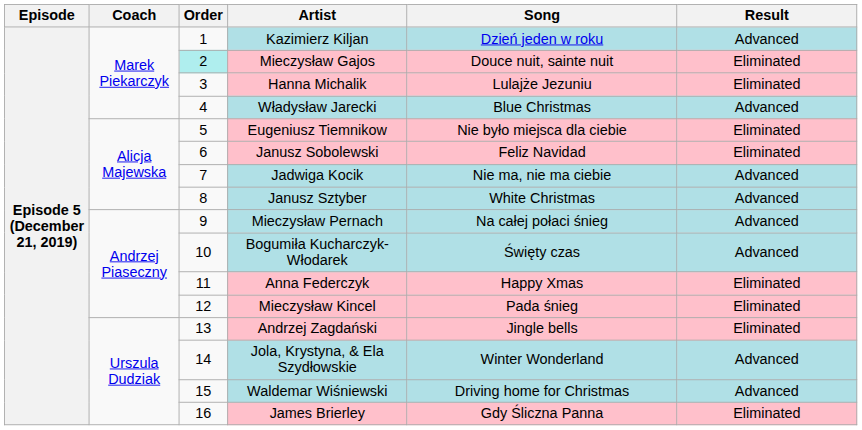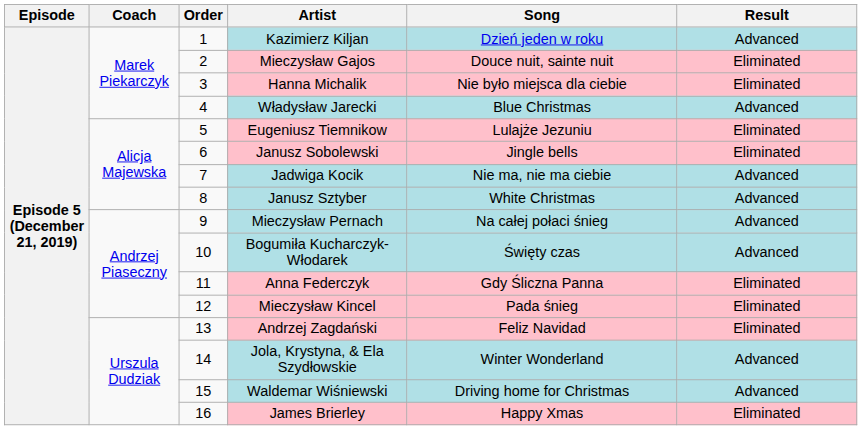(203, 61) paleturquoise background -> (203, 61) no background
(542, 84) Lulajże Jezuniu -> (542, 84) Nie było miejsca dla ciebie
(542, 130) Nie było miejsca dla ciebie -> (542, 130) Lulajże Jezuniu
(542, 152) Feliz Navidad -> (542, 152) Jingle bells
(542, 283) Happy Xmas -> (542, 283) Gdy Śliczna Panna
(542, 329) Jingle bells -> (542, 329) Feliz Navidad
(542, 413) Gdy Śliczna Panna -> (542, 413) Happy Xmas
